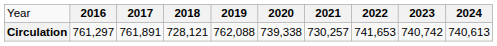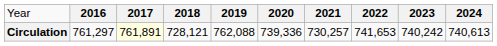(140, 31) no background -> (140, 31) lightyellow background
(281, 31) 739,338 -> (281, 31) 739,336
(422, 31) 740,742 -> (422, 31) 740,242
